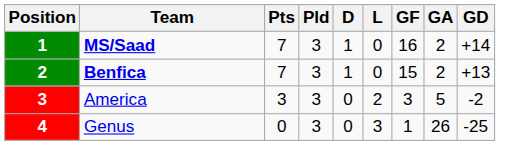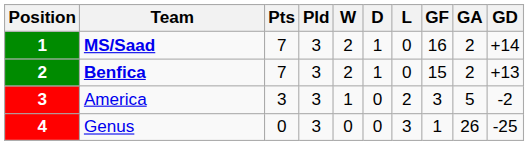+ column: (348, 18)
